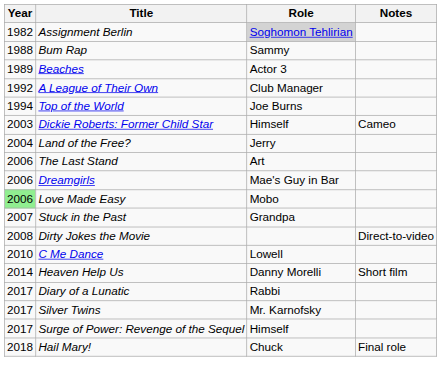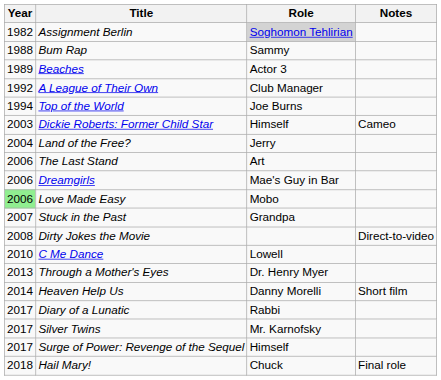+ row: (103, 273)
